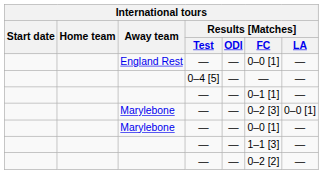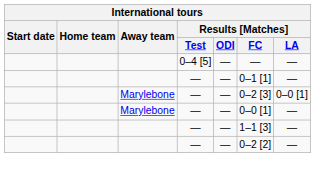- row: (152, 62)
